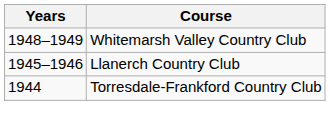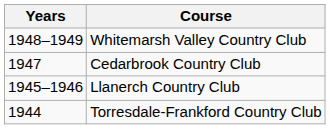+ row: (175, 64)
